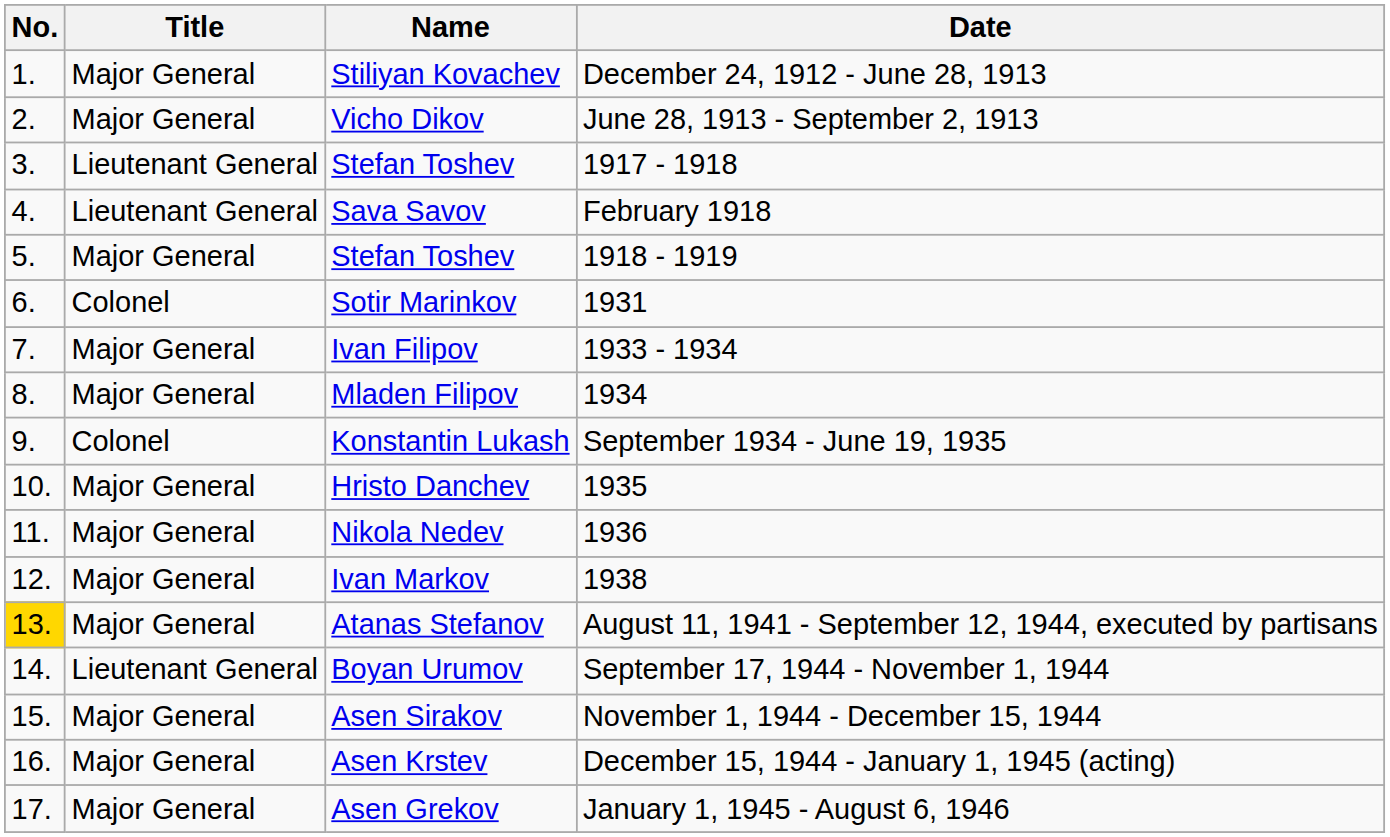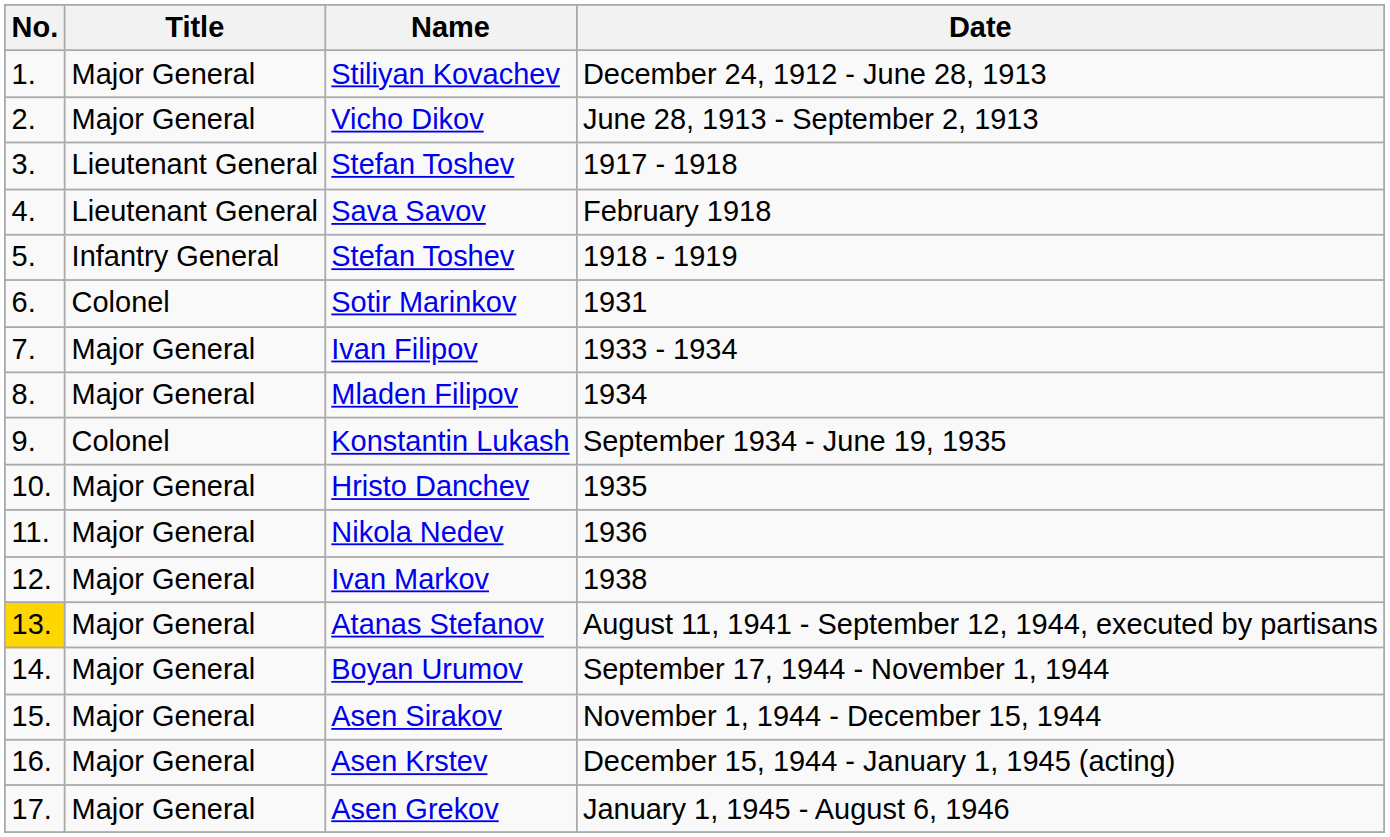(163, 257) Major General -> (175, 257) Infantry General
(195, 670) Lieutenant General -> (163, 670) Major General
